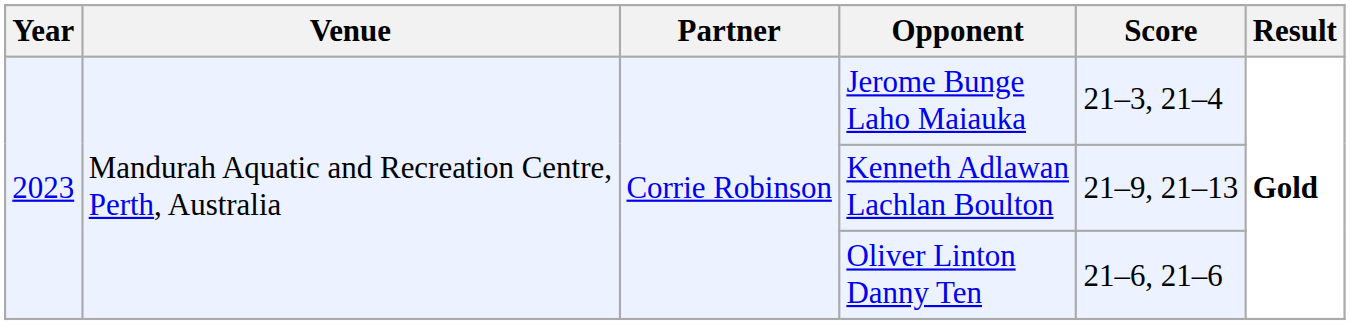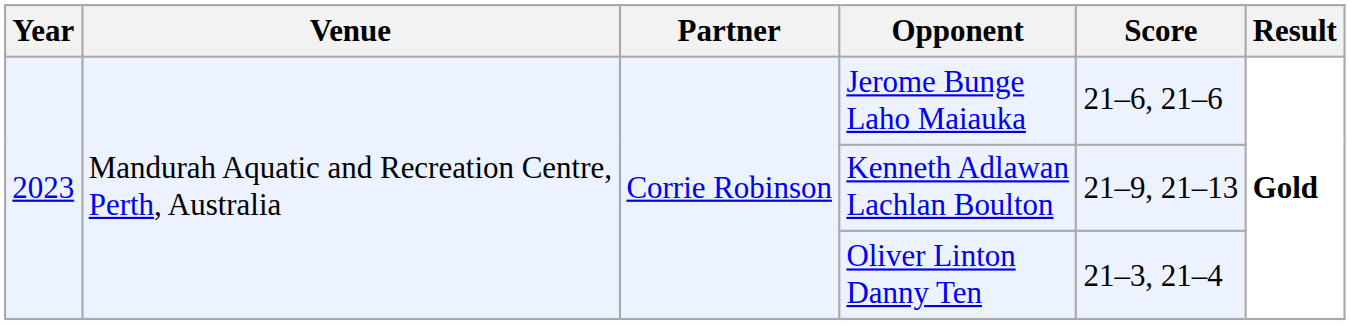(1153, 99) 21–3, 21–4 -> (1153, 99) 21–6, 21–6
(1153, 274) 21–6, 21–6 -> (1153, 274) 21–3, 21–4
